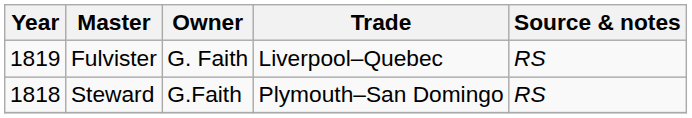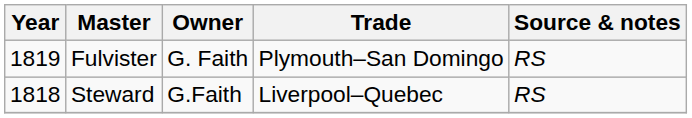(351, 58) Liverpool–Quebec -> (381, 58) Plymouth–San Domingo
(381, 94) Plymouth–San Domingo -> (351, 94) Liverpool–Quebec
